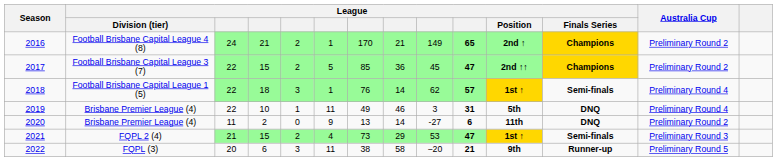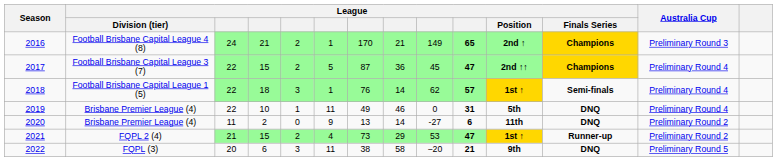(689, 43) Preliminary Round 2 -> (689, 43) Preliminary Round 3
(365, 66) 85 -> (365, 66) 87
(689, 66) Preliminary Round 2 -> (689, 66) Preliminary Round 4
(435, 108) 3 -> (435, 108) 0
(590, 136) Semi-finals -> (590, 136) Runner-up
(689, 136) Preliminary Round 3 -> (689, 136) Preliminary Round 2
(590, 149) Runner-up -> (590, 149) DNQ
